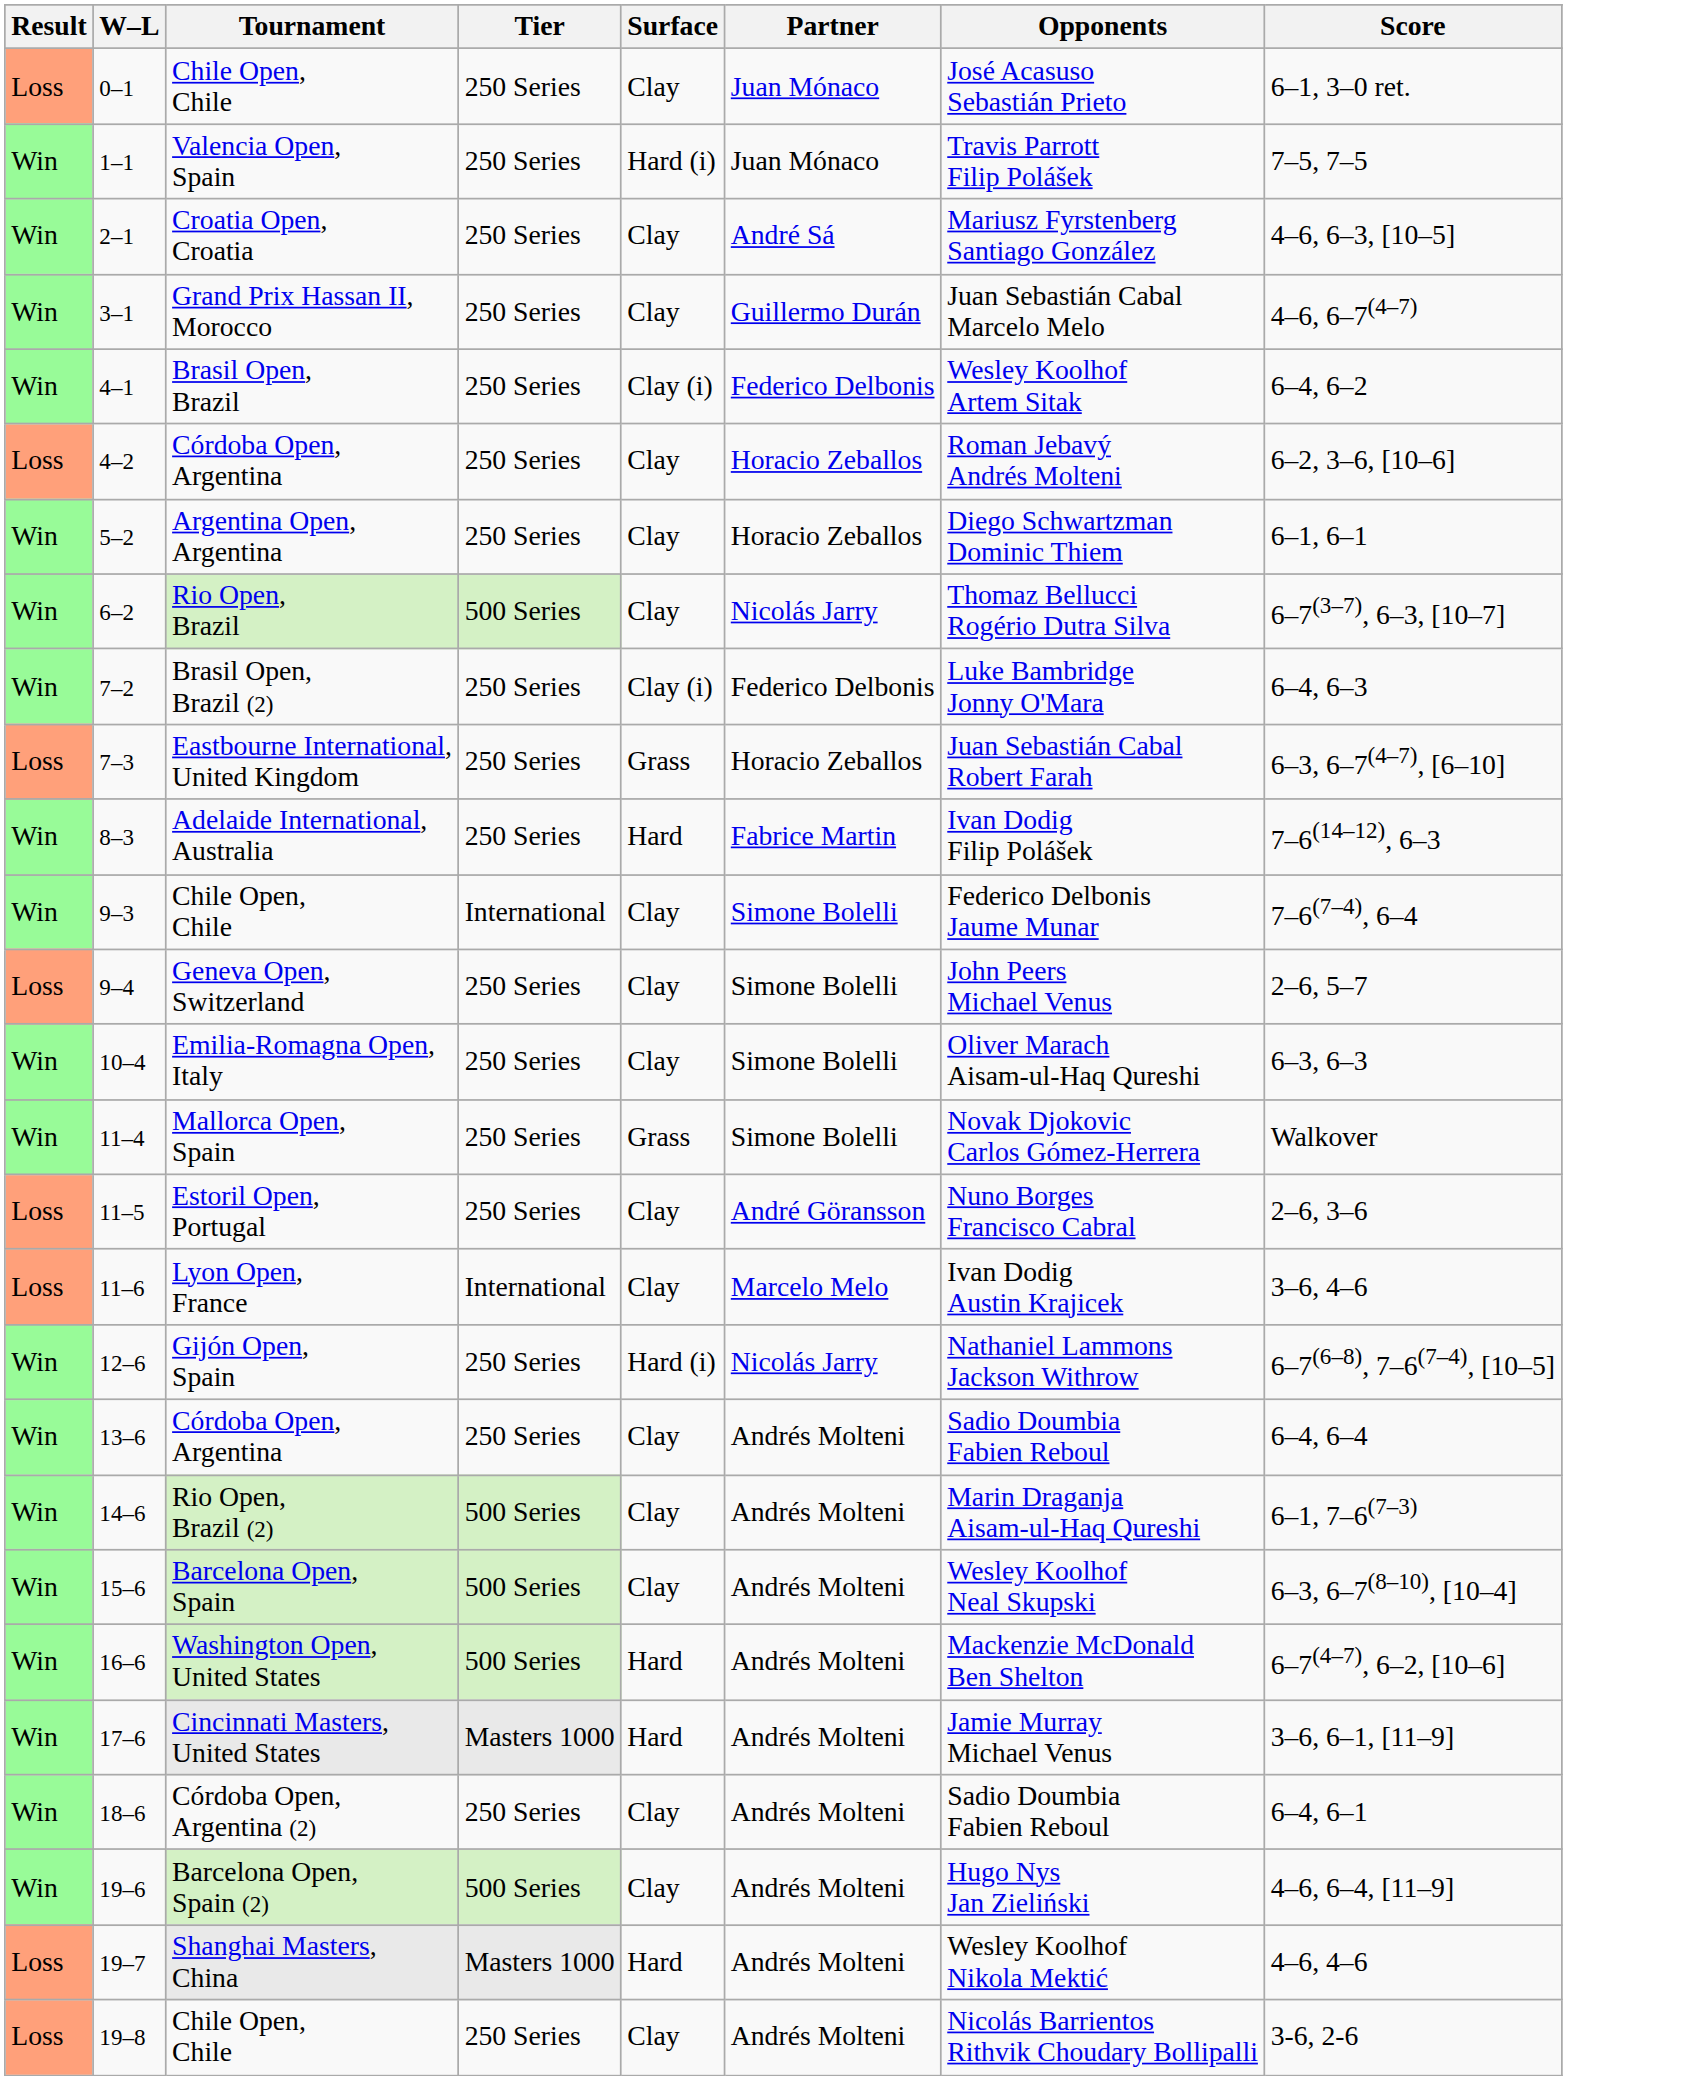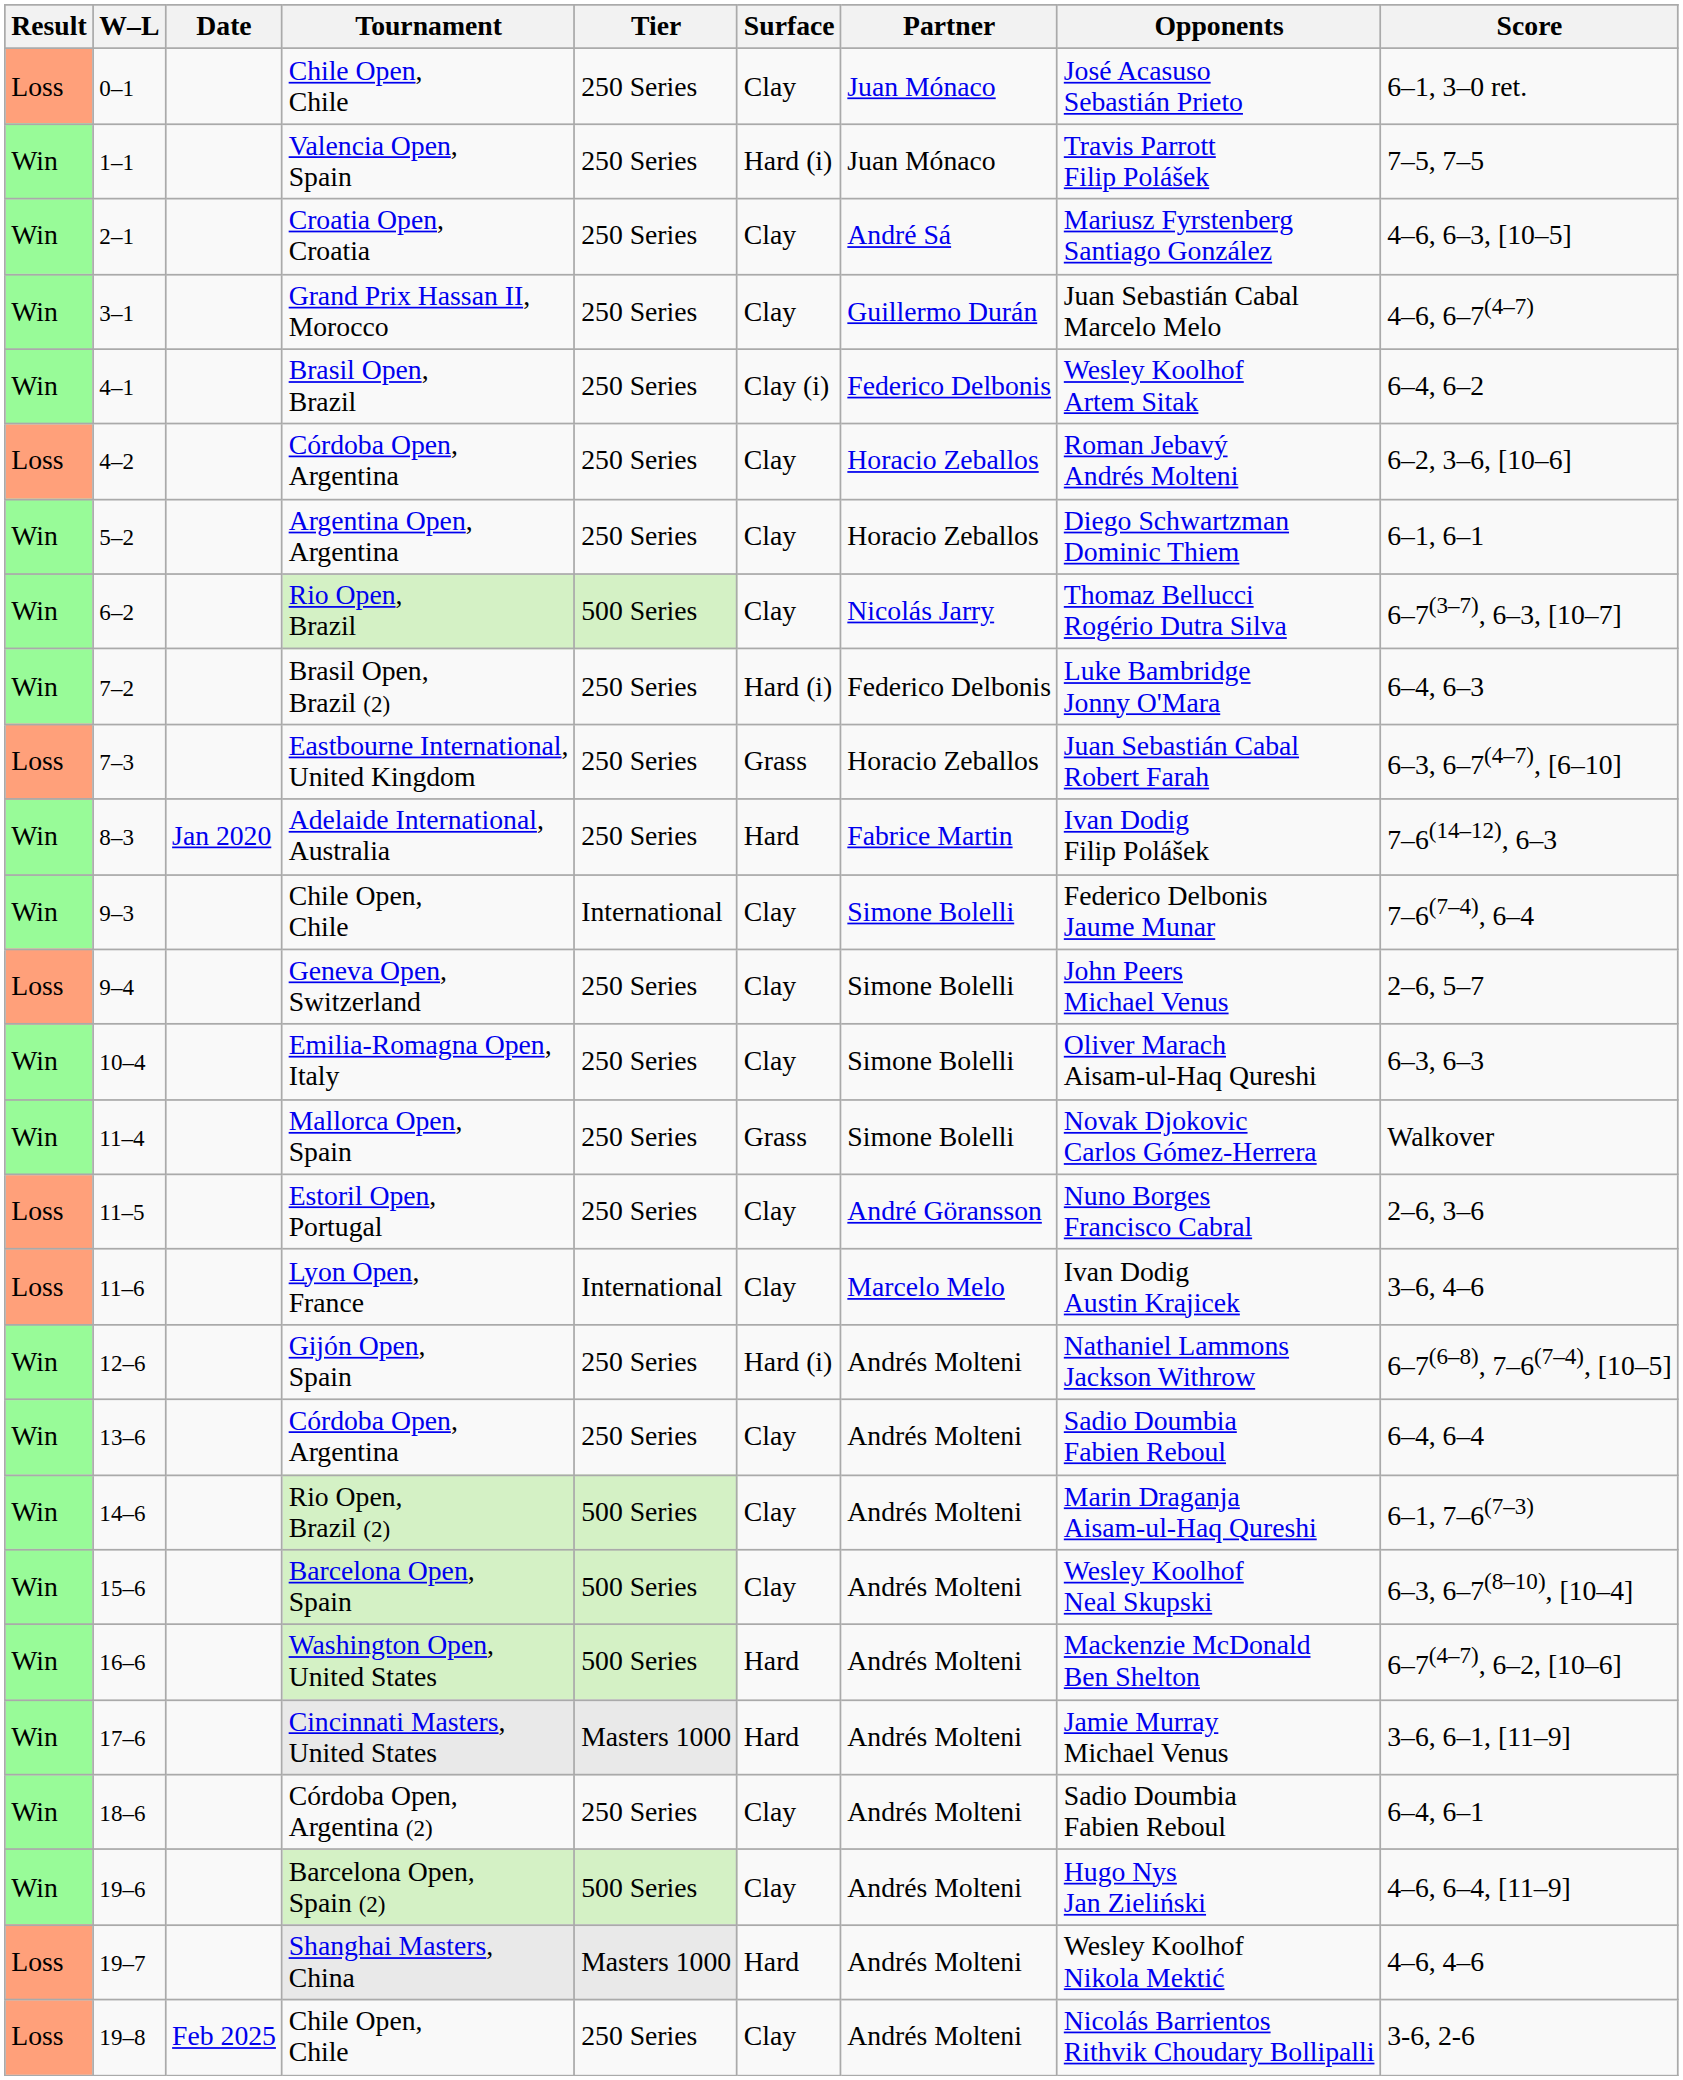+ column: (224, 26)
(670, 686) Clay (i) -> (788, 686) Hard (i)
(804, 1361) Nicolás Jarry -> (935, 1361) Andrés Molteni
